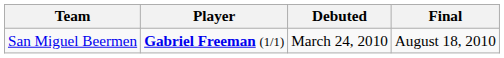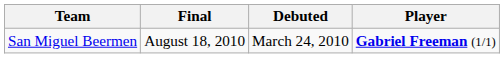columns swapped: (214, 16) <-> (445, 16)
